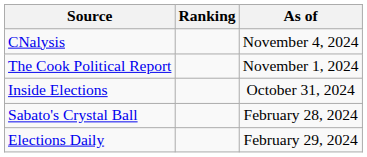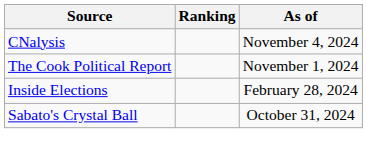(301, 90) October 31, 2024 -> (301, 90) February 28, 2024
(301, 115) February 28, 2024 -> (301, 115) October 31, 2024
- row: (56, 139)
